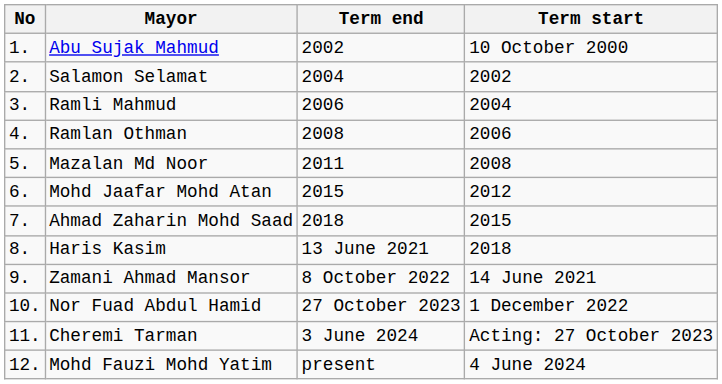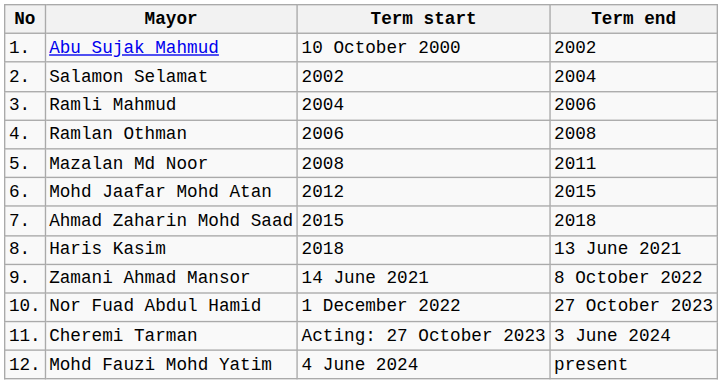columns swapped: (591, 19) <-> (381, 19)
